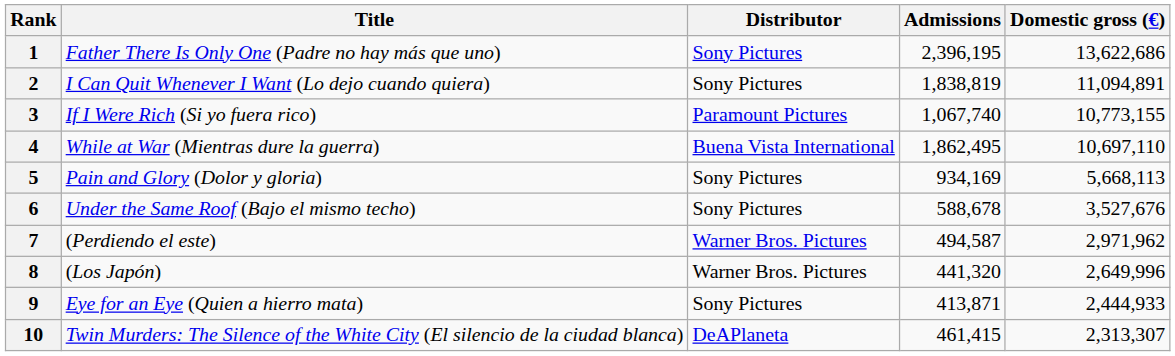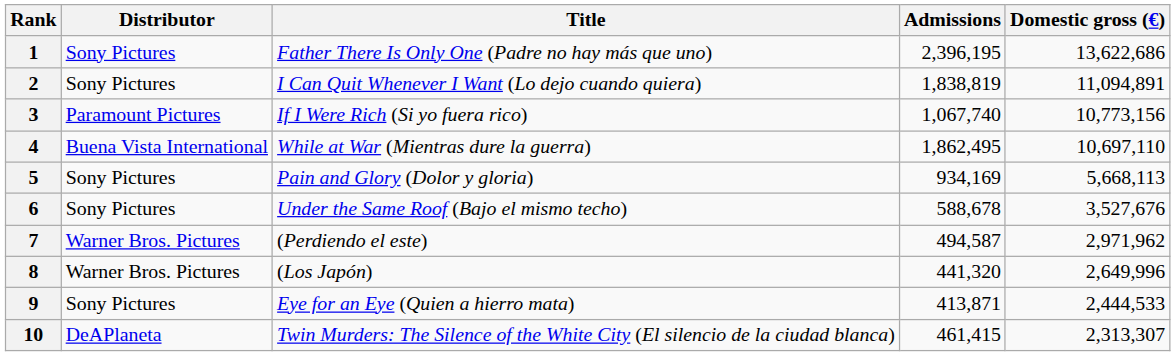columns swapped: (375, 20) <-> (794, 20)
(1120, 114) 10,773,155 -> (1120, 114) 10,773,156
(1125, 303) 2,444,933 -> (1125, 303) 2,444,533
